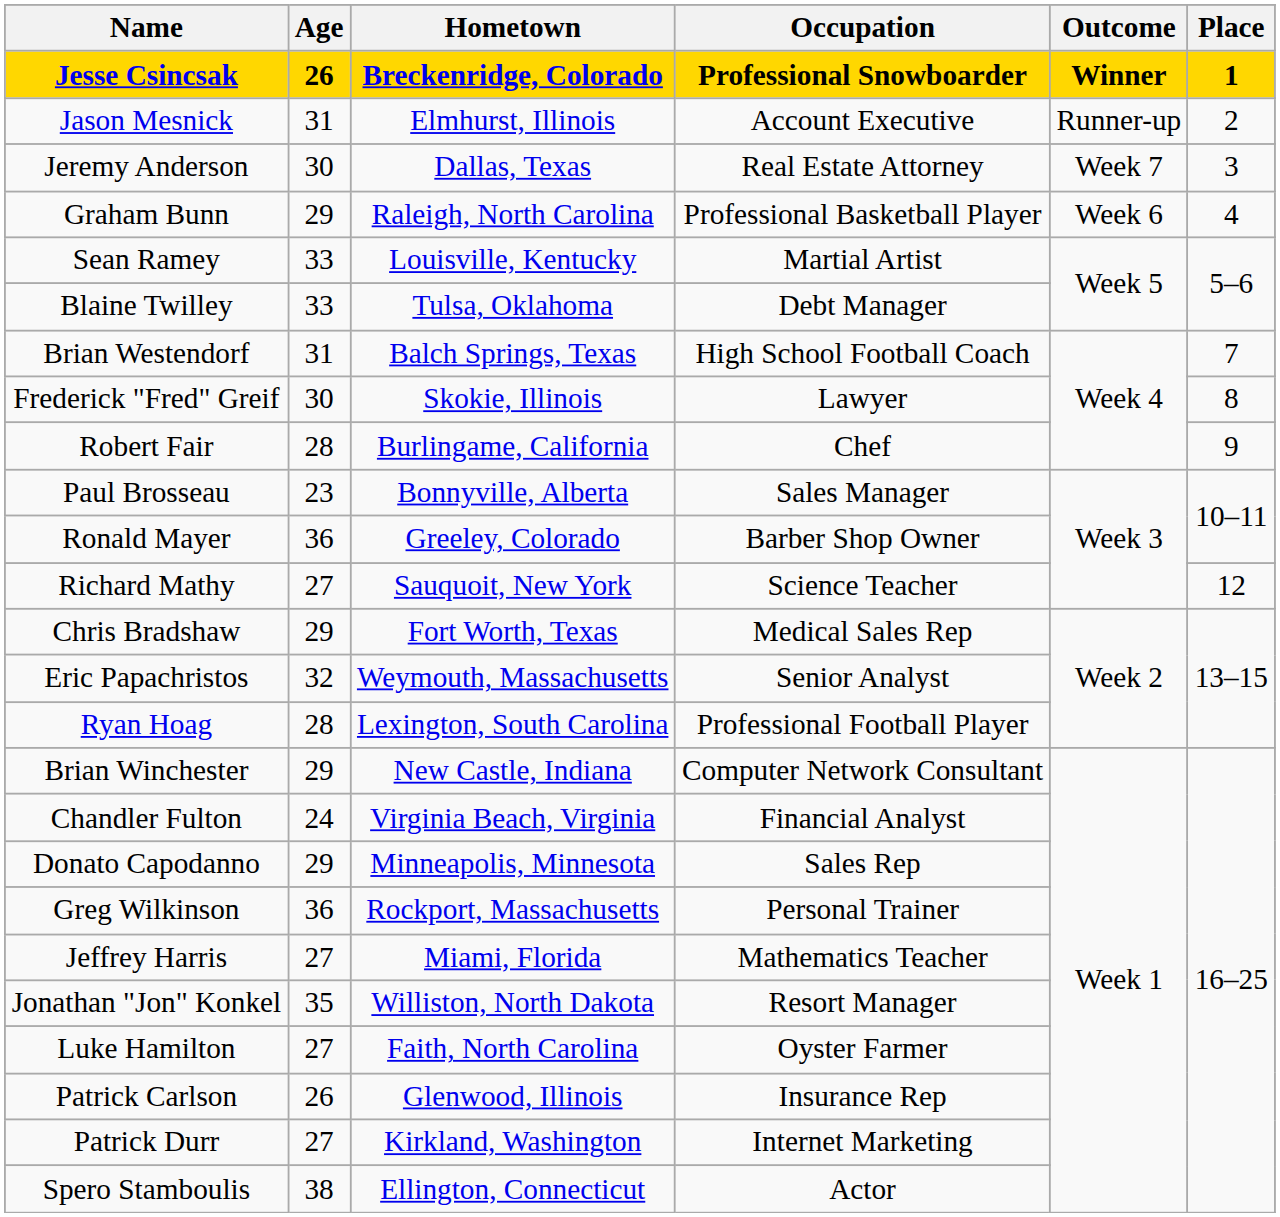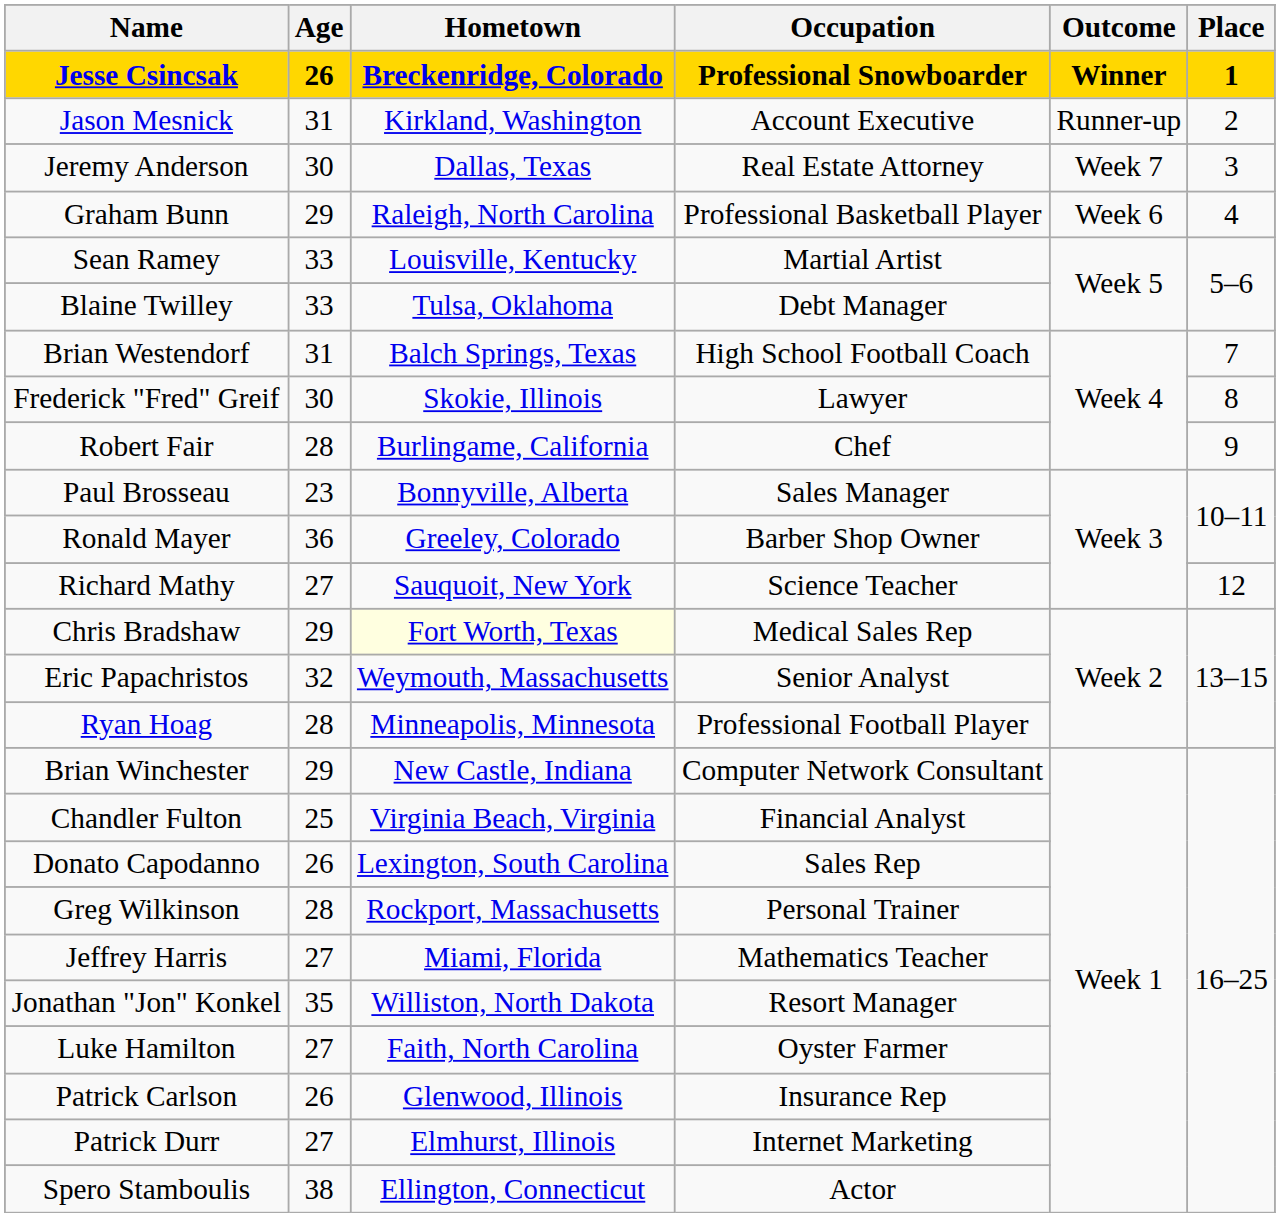(513, 120) Elmhurst, Illinois -> (513, 120) Kirkland, Washington
(513, 631) no background -> (513, 631) lightyellow background
(513, 724) Lexington, South Carolina -> (513, 724) Minneapolis, Minnesota
(319, 817) 24 -> (319, 817) 25
(319, 863) 29 -> (319, 863) 26
(513, 863) Minneapolis, Minnesota -> (513, 863) Lexington, South Carolina
(319, 910) 36 -> (319, 910) 28
(513, 1142) Kirkland, Washington -> (513, 1142) Elmhurst, Illinois
